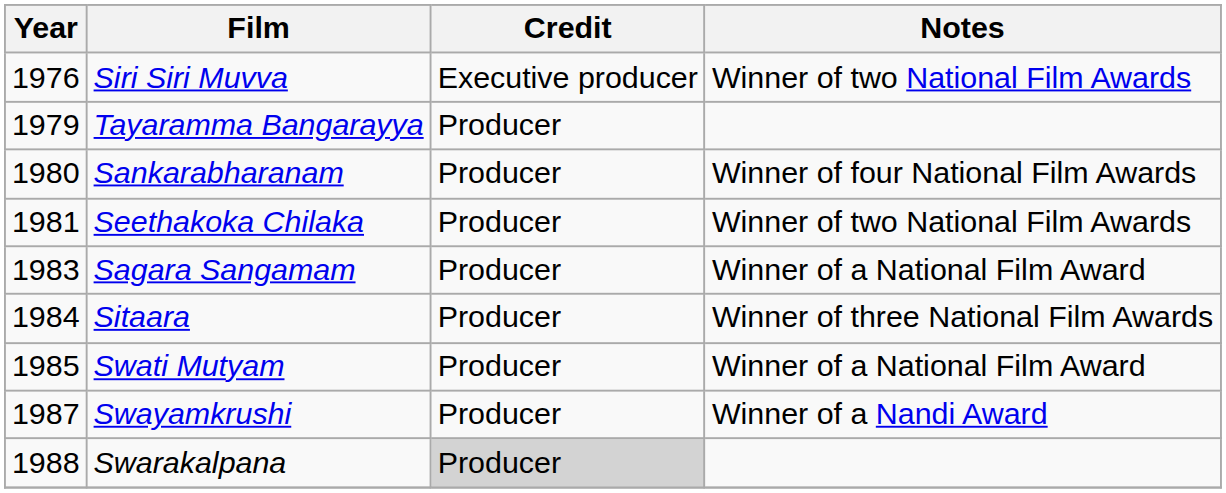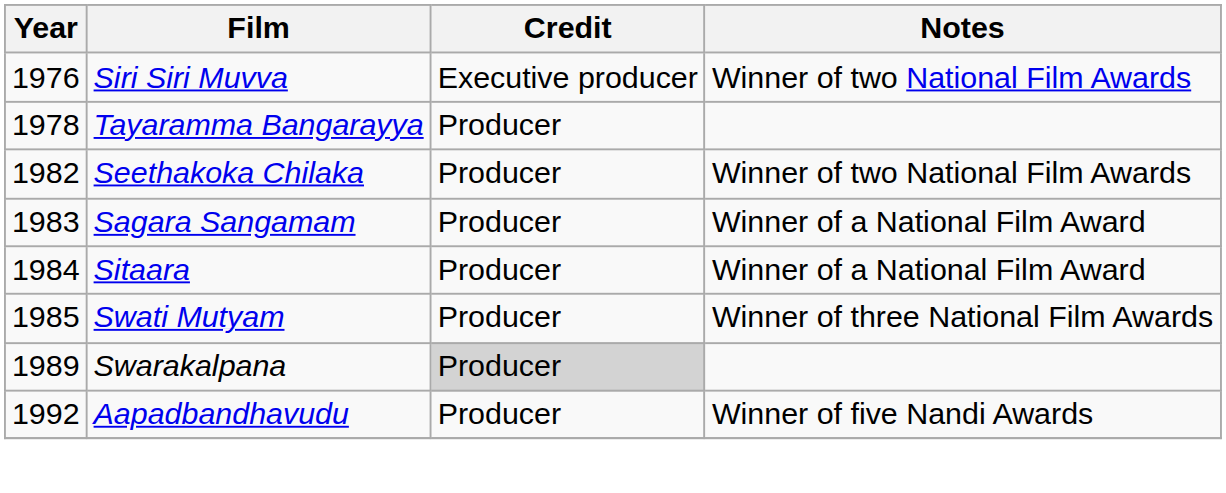(46, 125) 1979 -> (46, 125) 1978
- row: (219, 173)
(46, 221) 1981 -> (46, 173) 1982
(963, 317) Winner of three National Film Awards -> (929, 269) Winner of a National Film Award
(929, 366) Winner of a National Film Award -> (963, 317) Winner of three National Film Awards
- row: (192, 414)
(46, 462) 1988 -> (46, 366) 1989
+ row: (221, 414)
